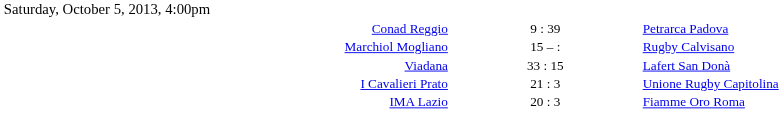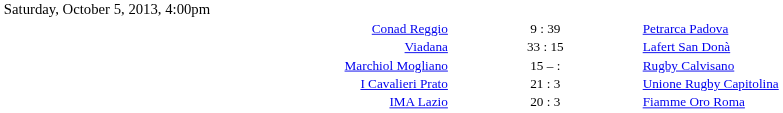rows swapped: (426, 65) <-> (396, 47)
